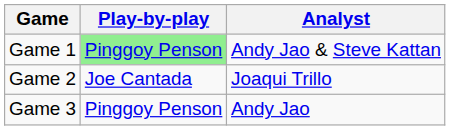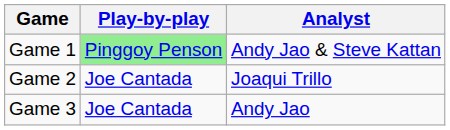(154, 109) Pinggoy Penson -> (138, 109) Joe Cantada
